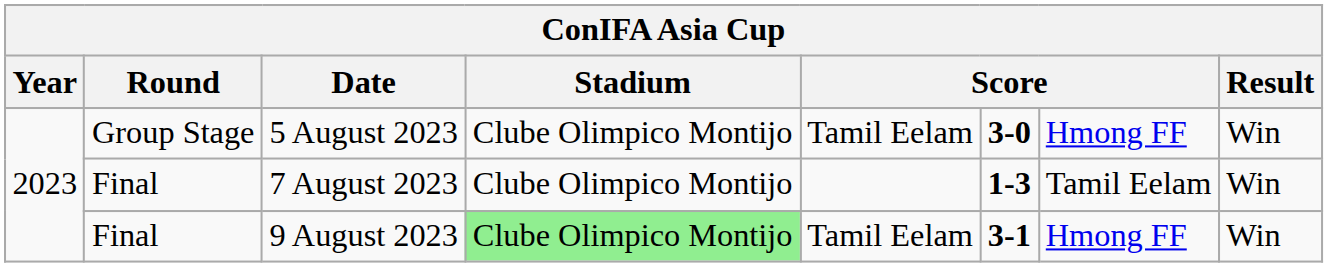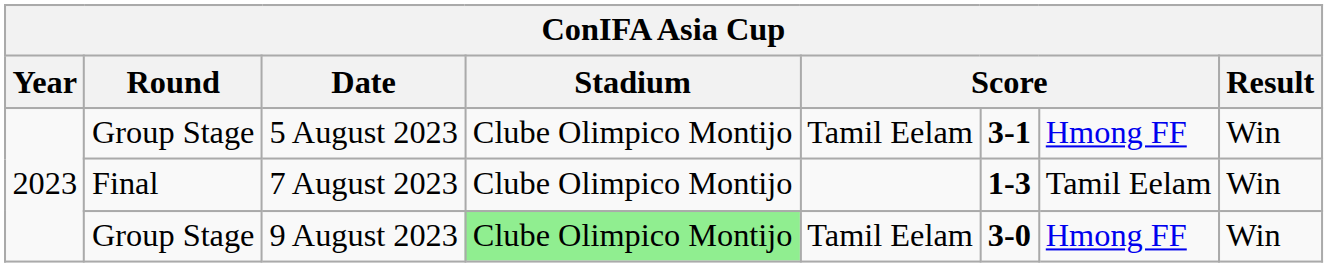(1009, 132) 3-0 -> (1009, 132) 3-1
(125, 235) Final -> (173, 235) Group Stage
(1009, 235) 3-1 -> (1009, 235) 3-0
